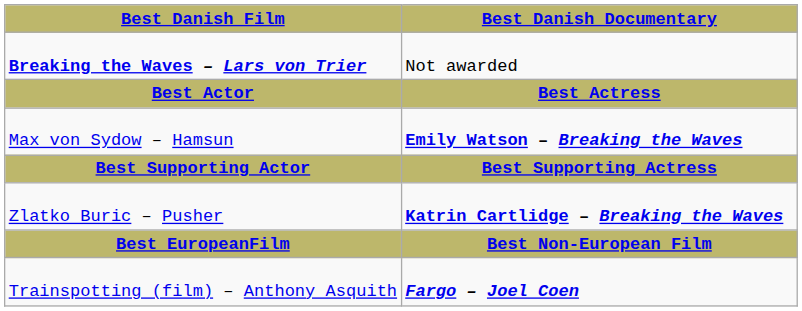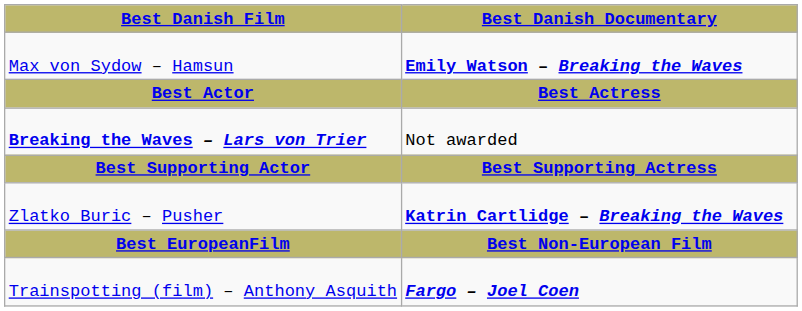rows swapped: (188, 66) <-> (121, 141)
